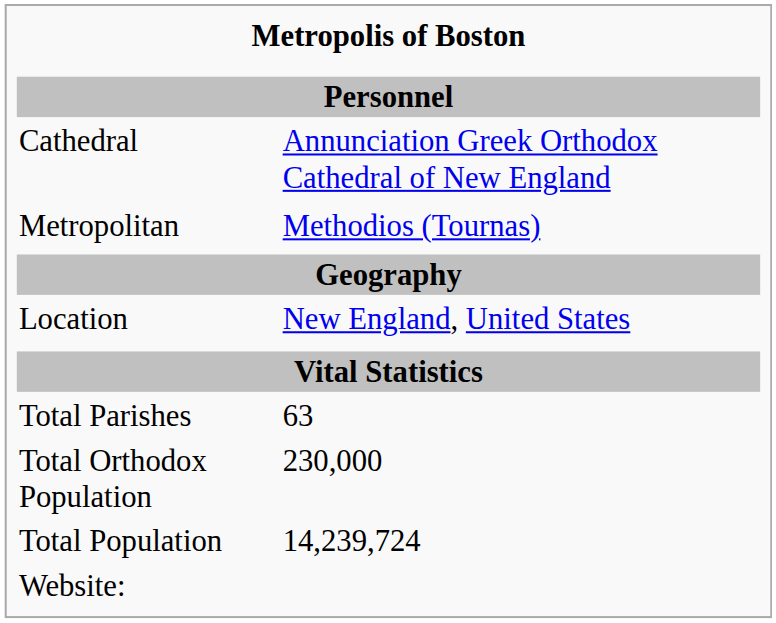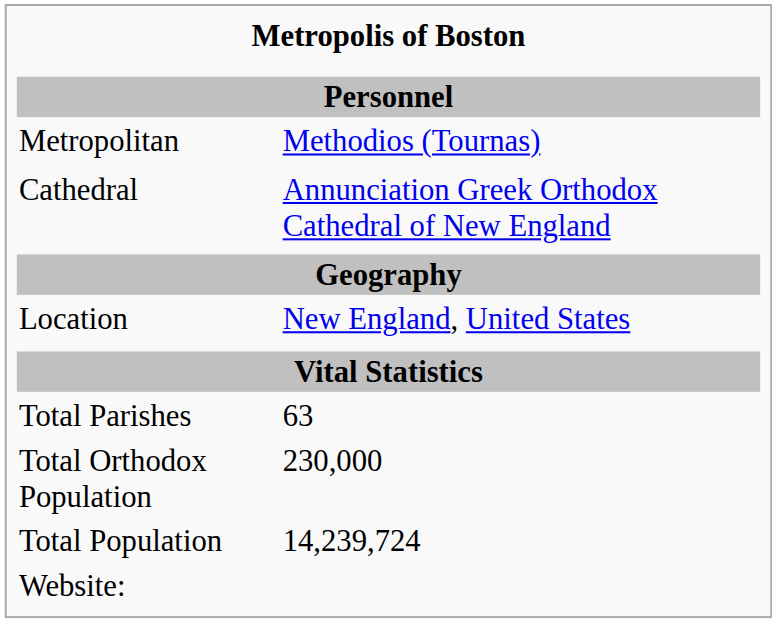rows swapped: (99, 225) <-> (79, 140)
